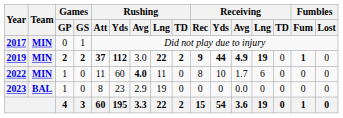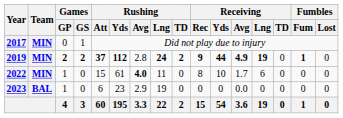(140, 58) 3.0 -> (140, 58) 2.8
(161, 58) 22 -> (161, 58) 24
(100, 74) 11 -> (100, 74) 15
(120, 74) 60 -> (120, 74) 61
(100, 89) 8 -> (100, 89) 6
